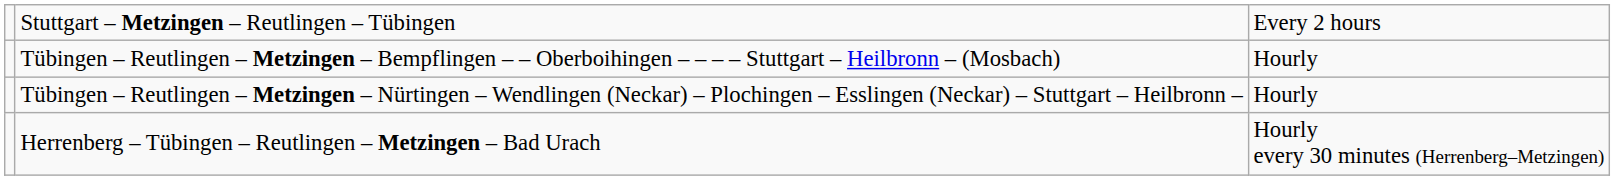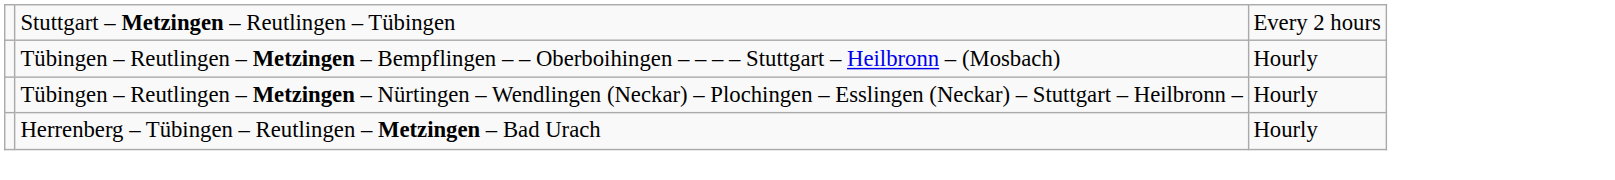(1429, 143) Hourly every 30 minutes (Herrenberg–Metzingen) -> (1286, 130) Hourly
